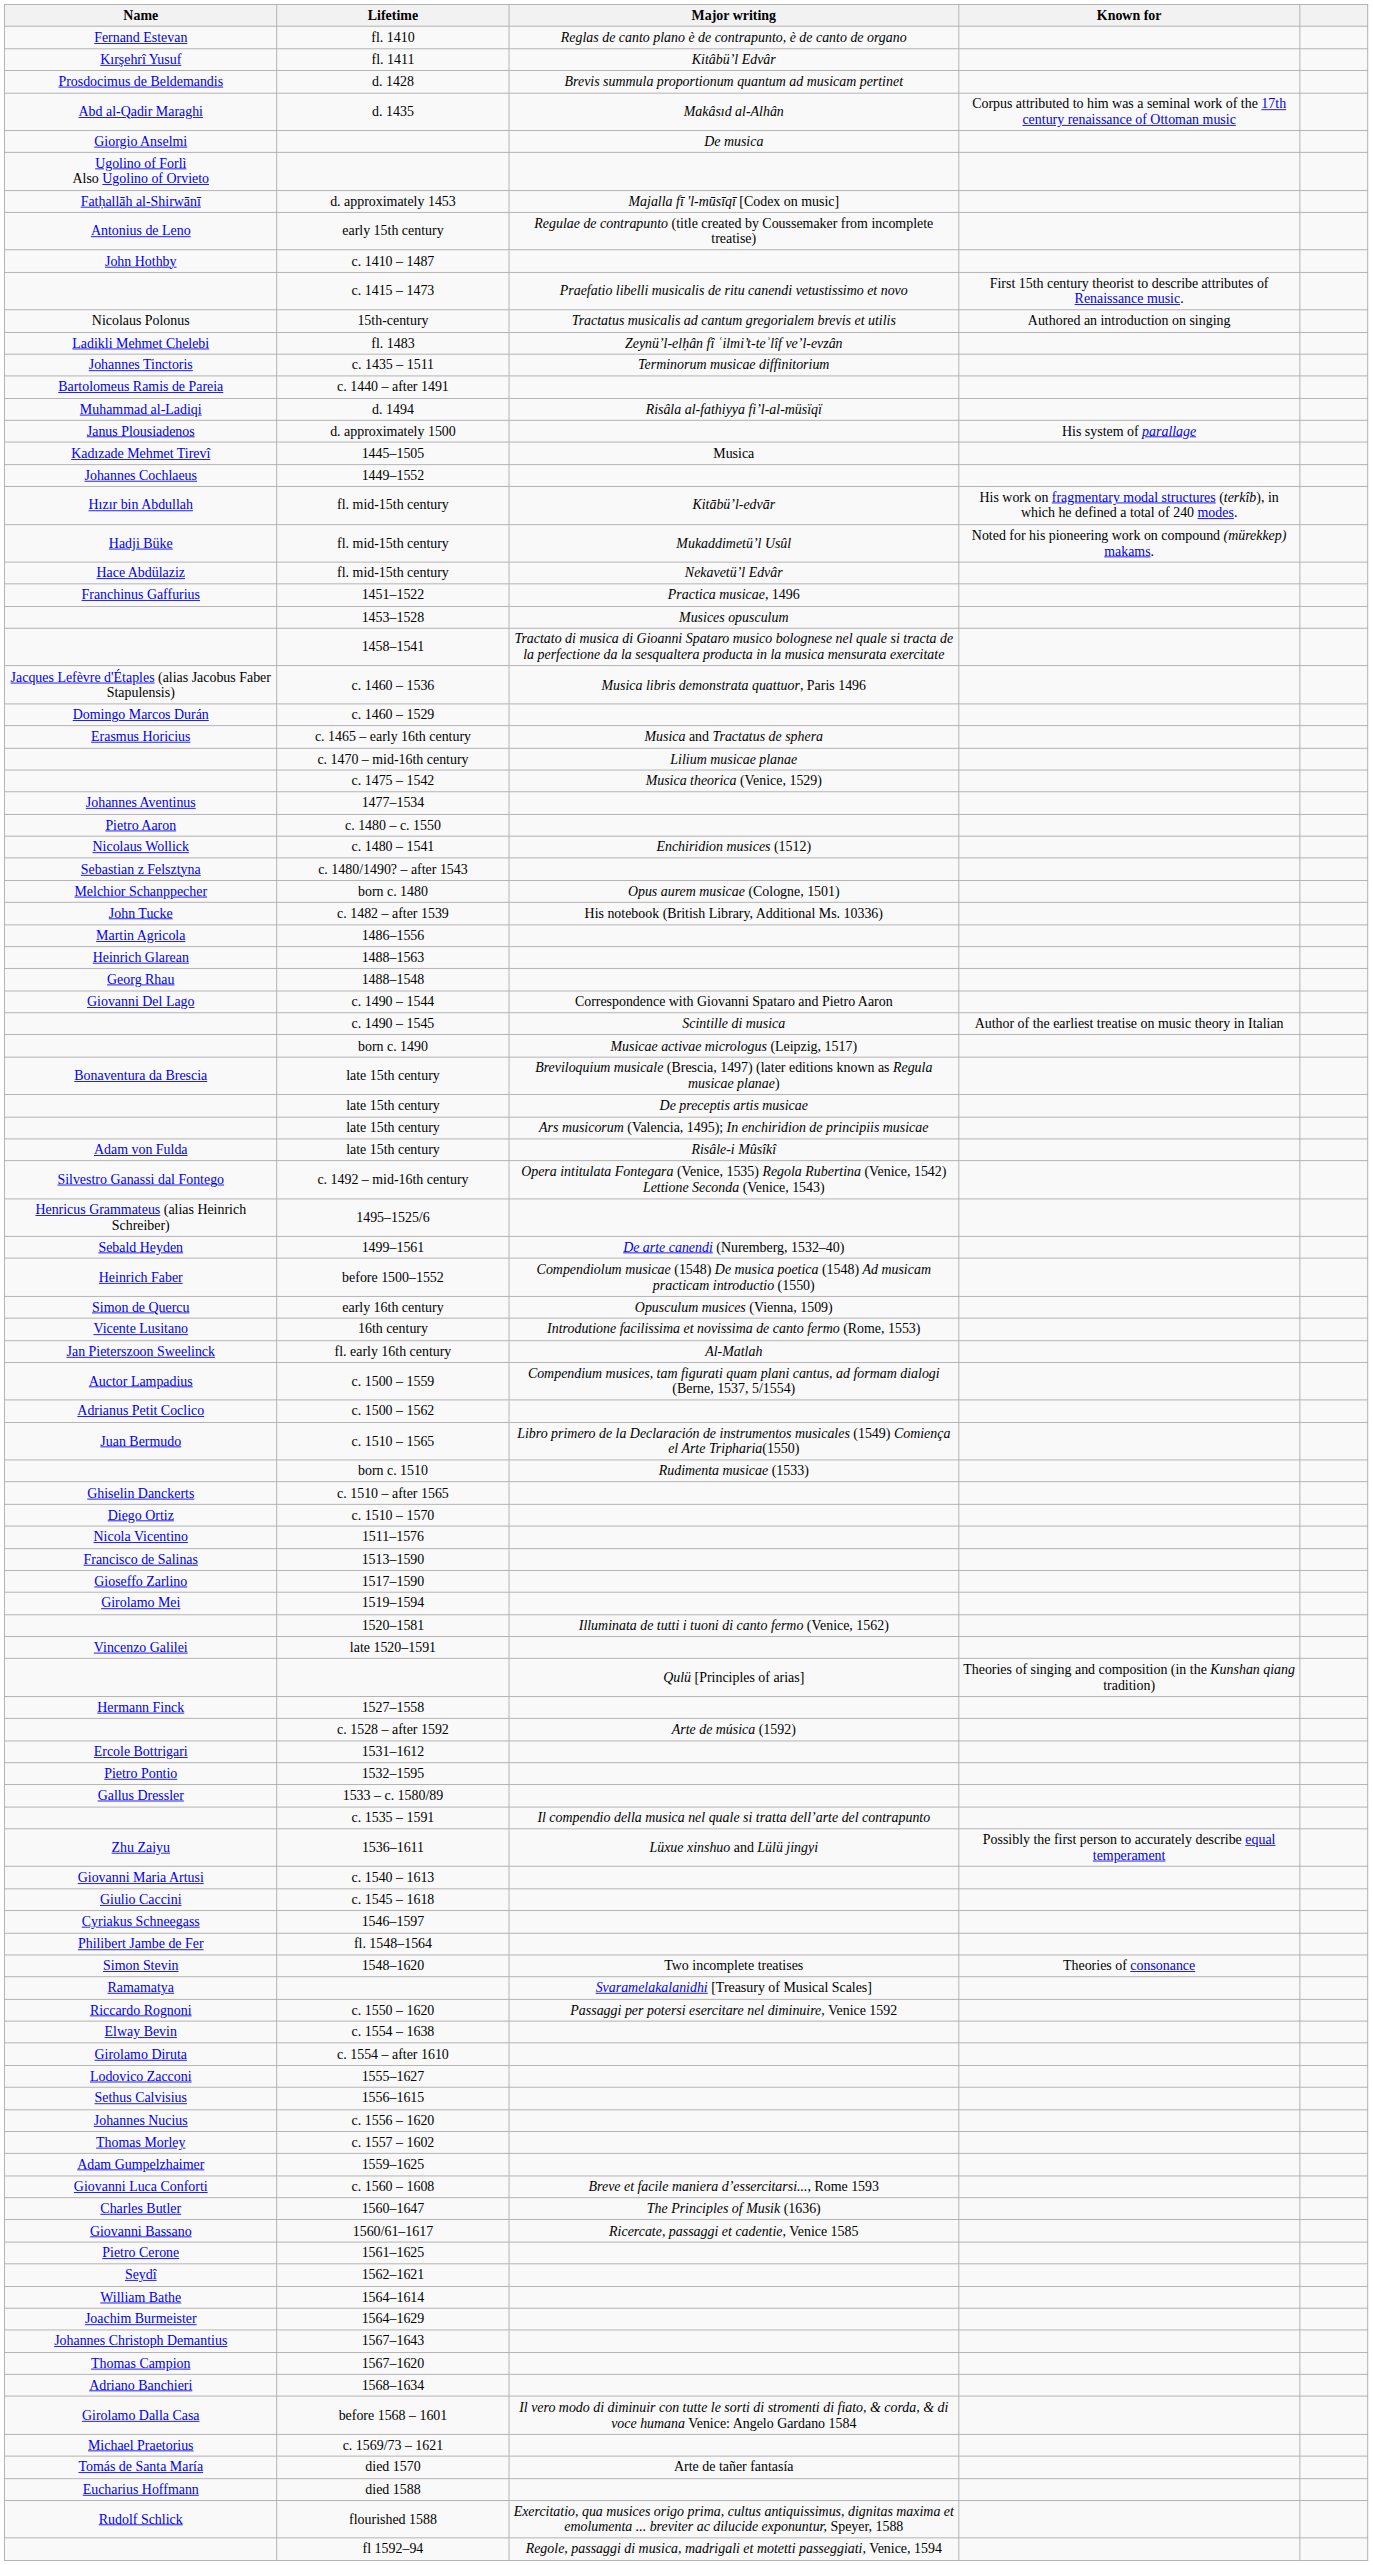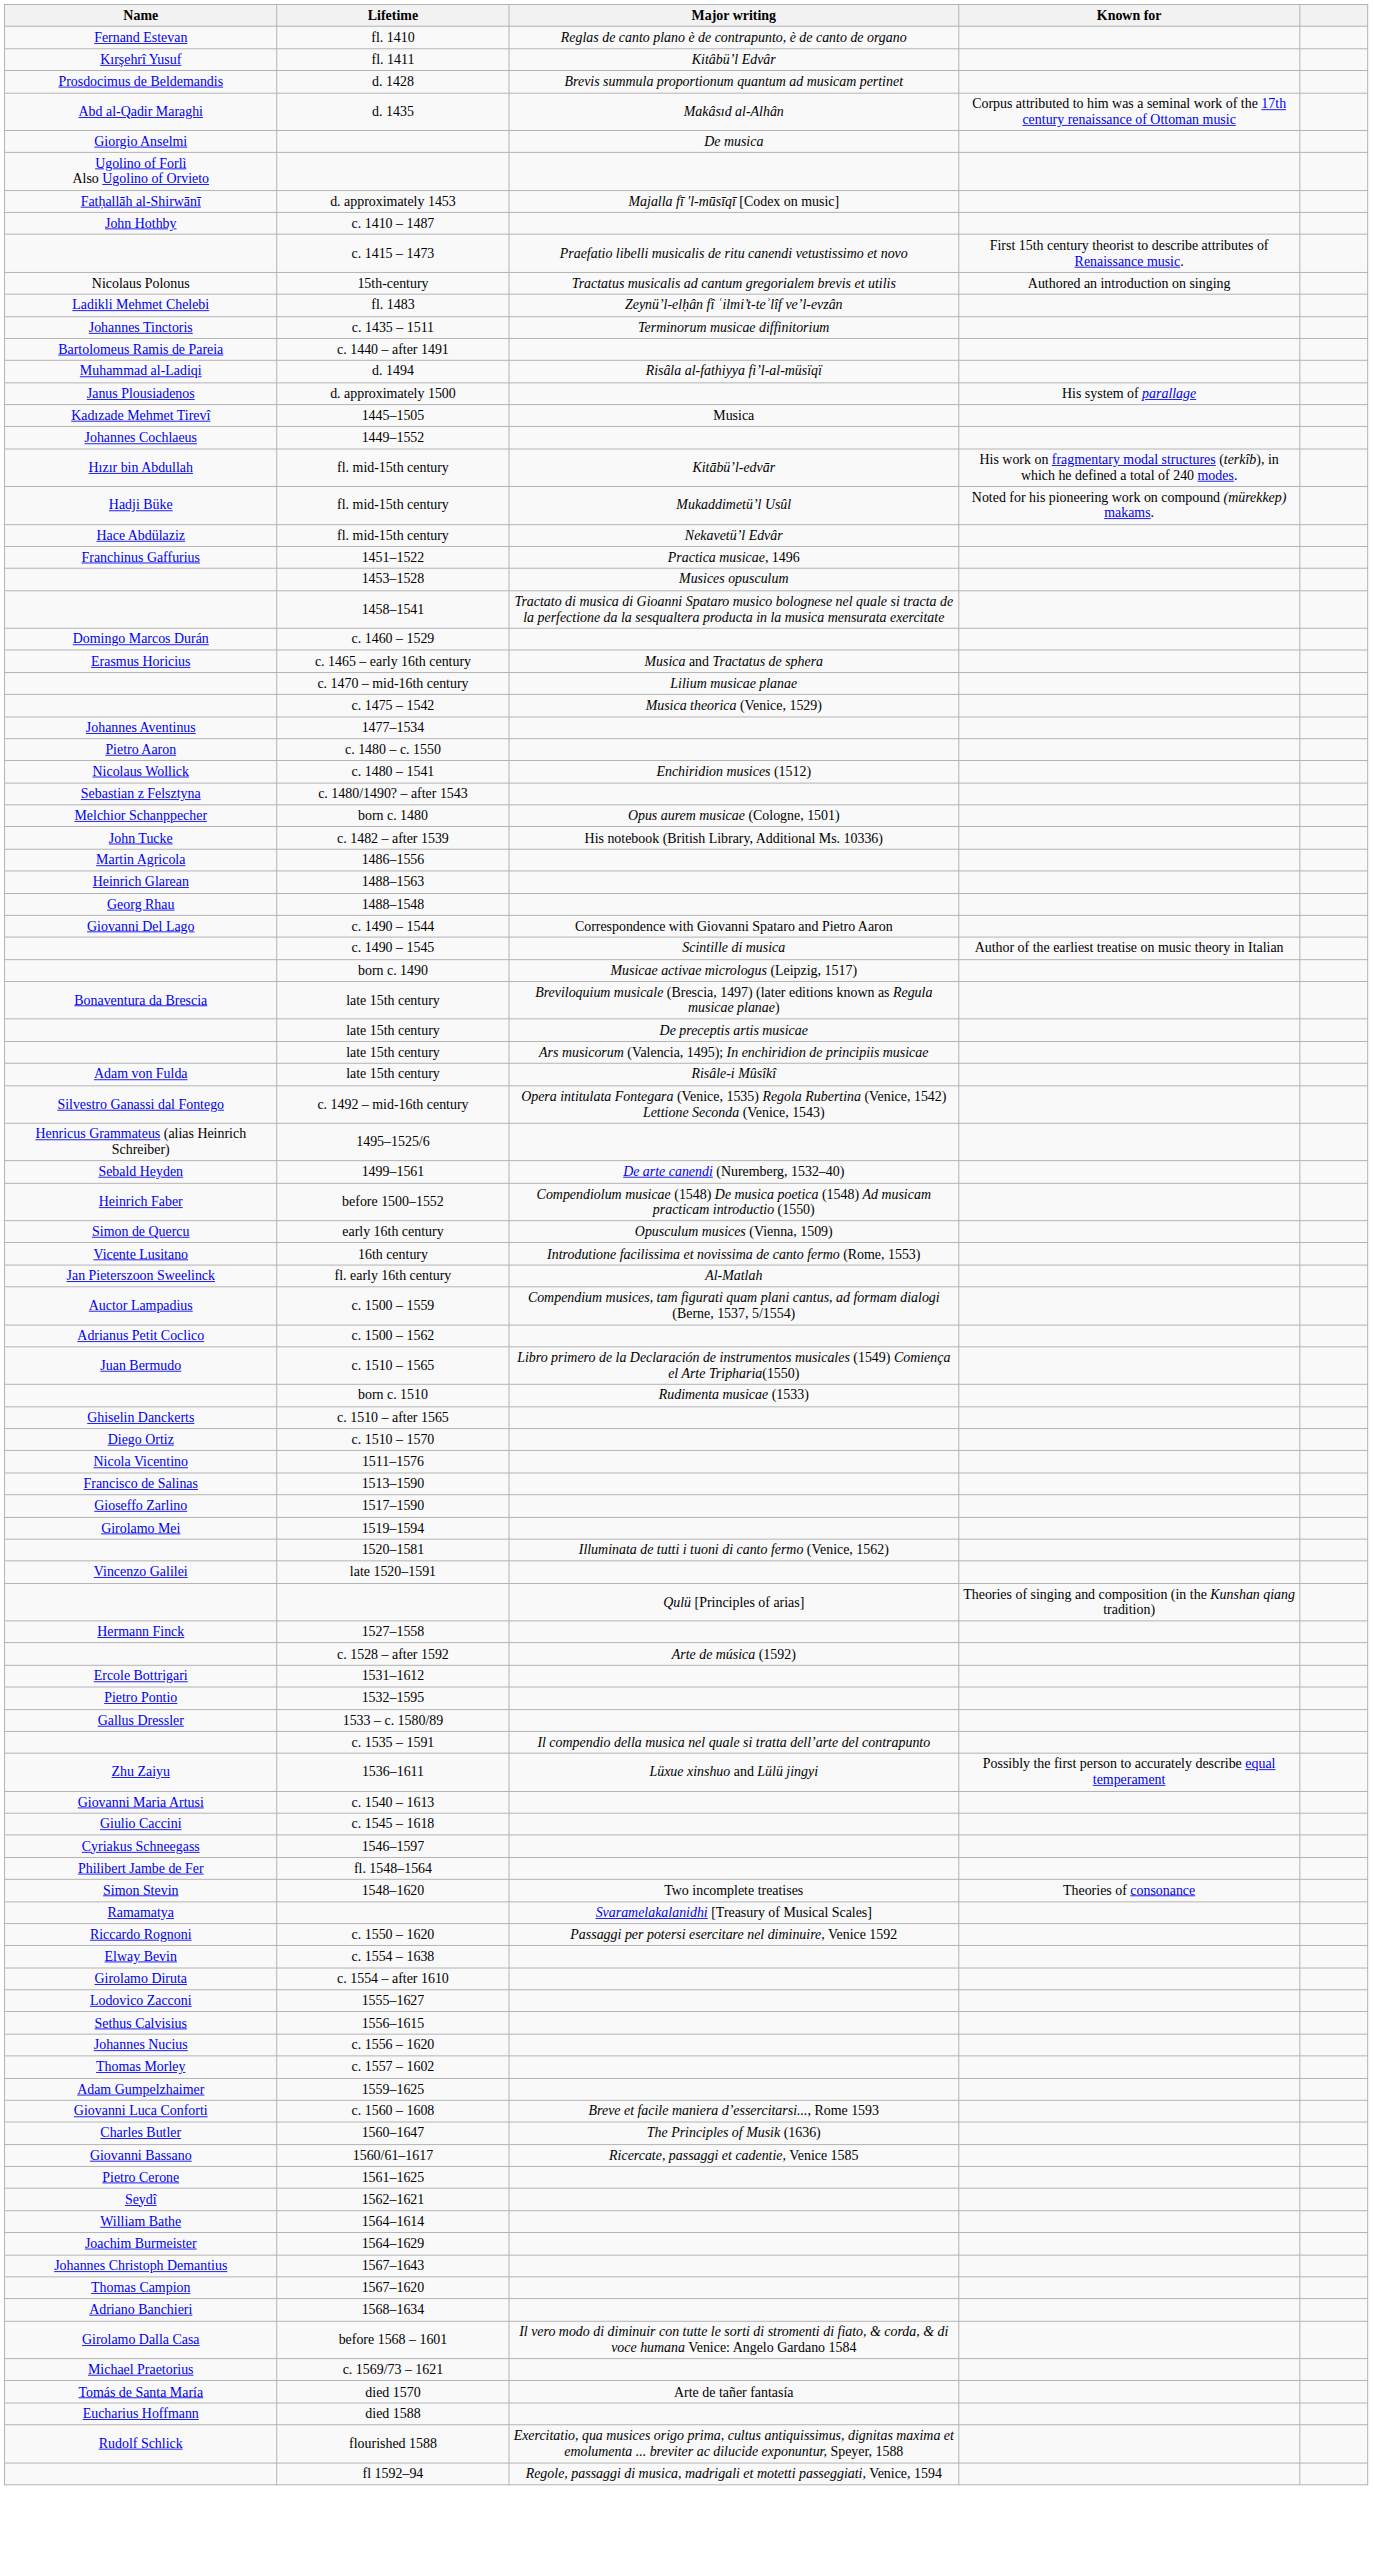- row: (393, 231)
- row: (393, 684)
